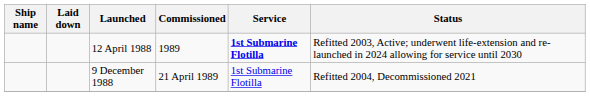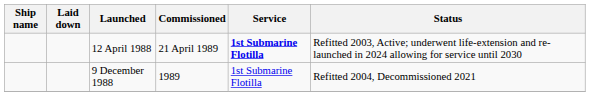(169, 48) 1989 -> (188, 48) 21 April 1989
(188, 77) 21 April 1989 -> (169, 77) 1989
